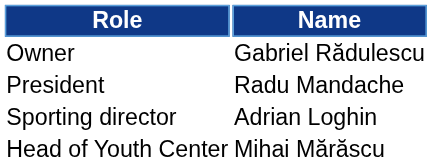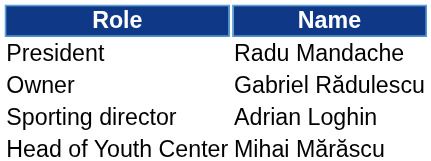rows swapped: (41, 53) <-> (55, 85)
